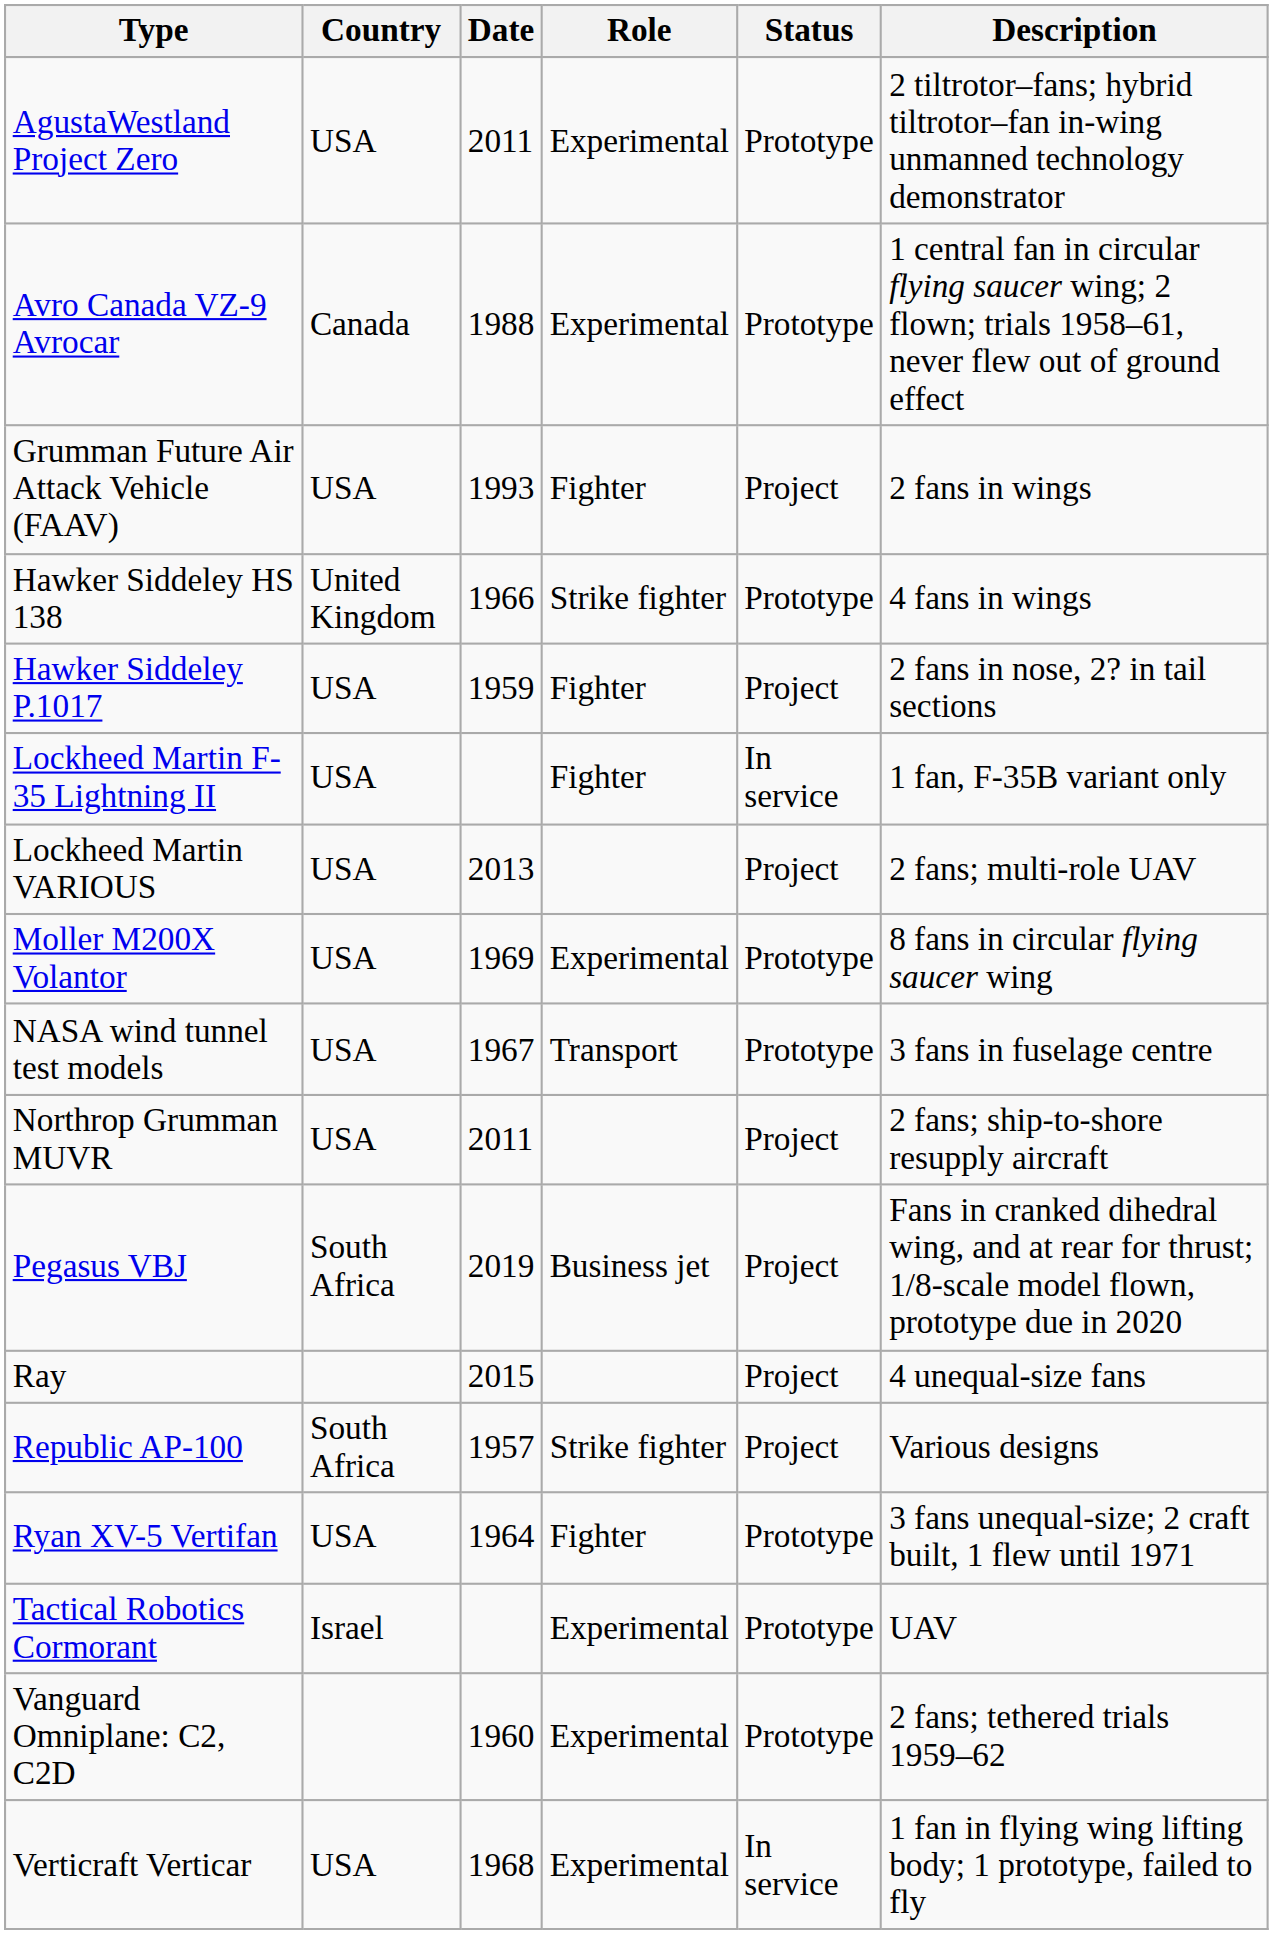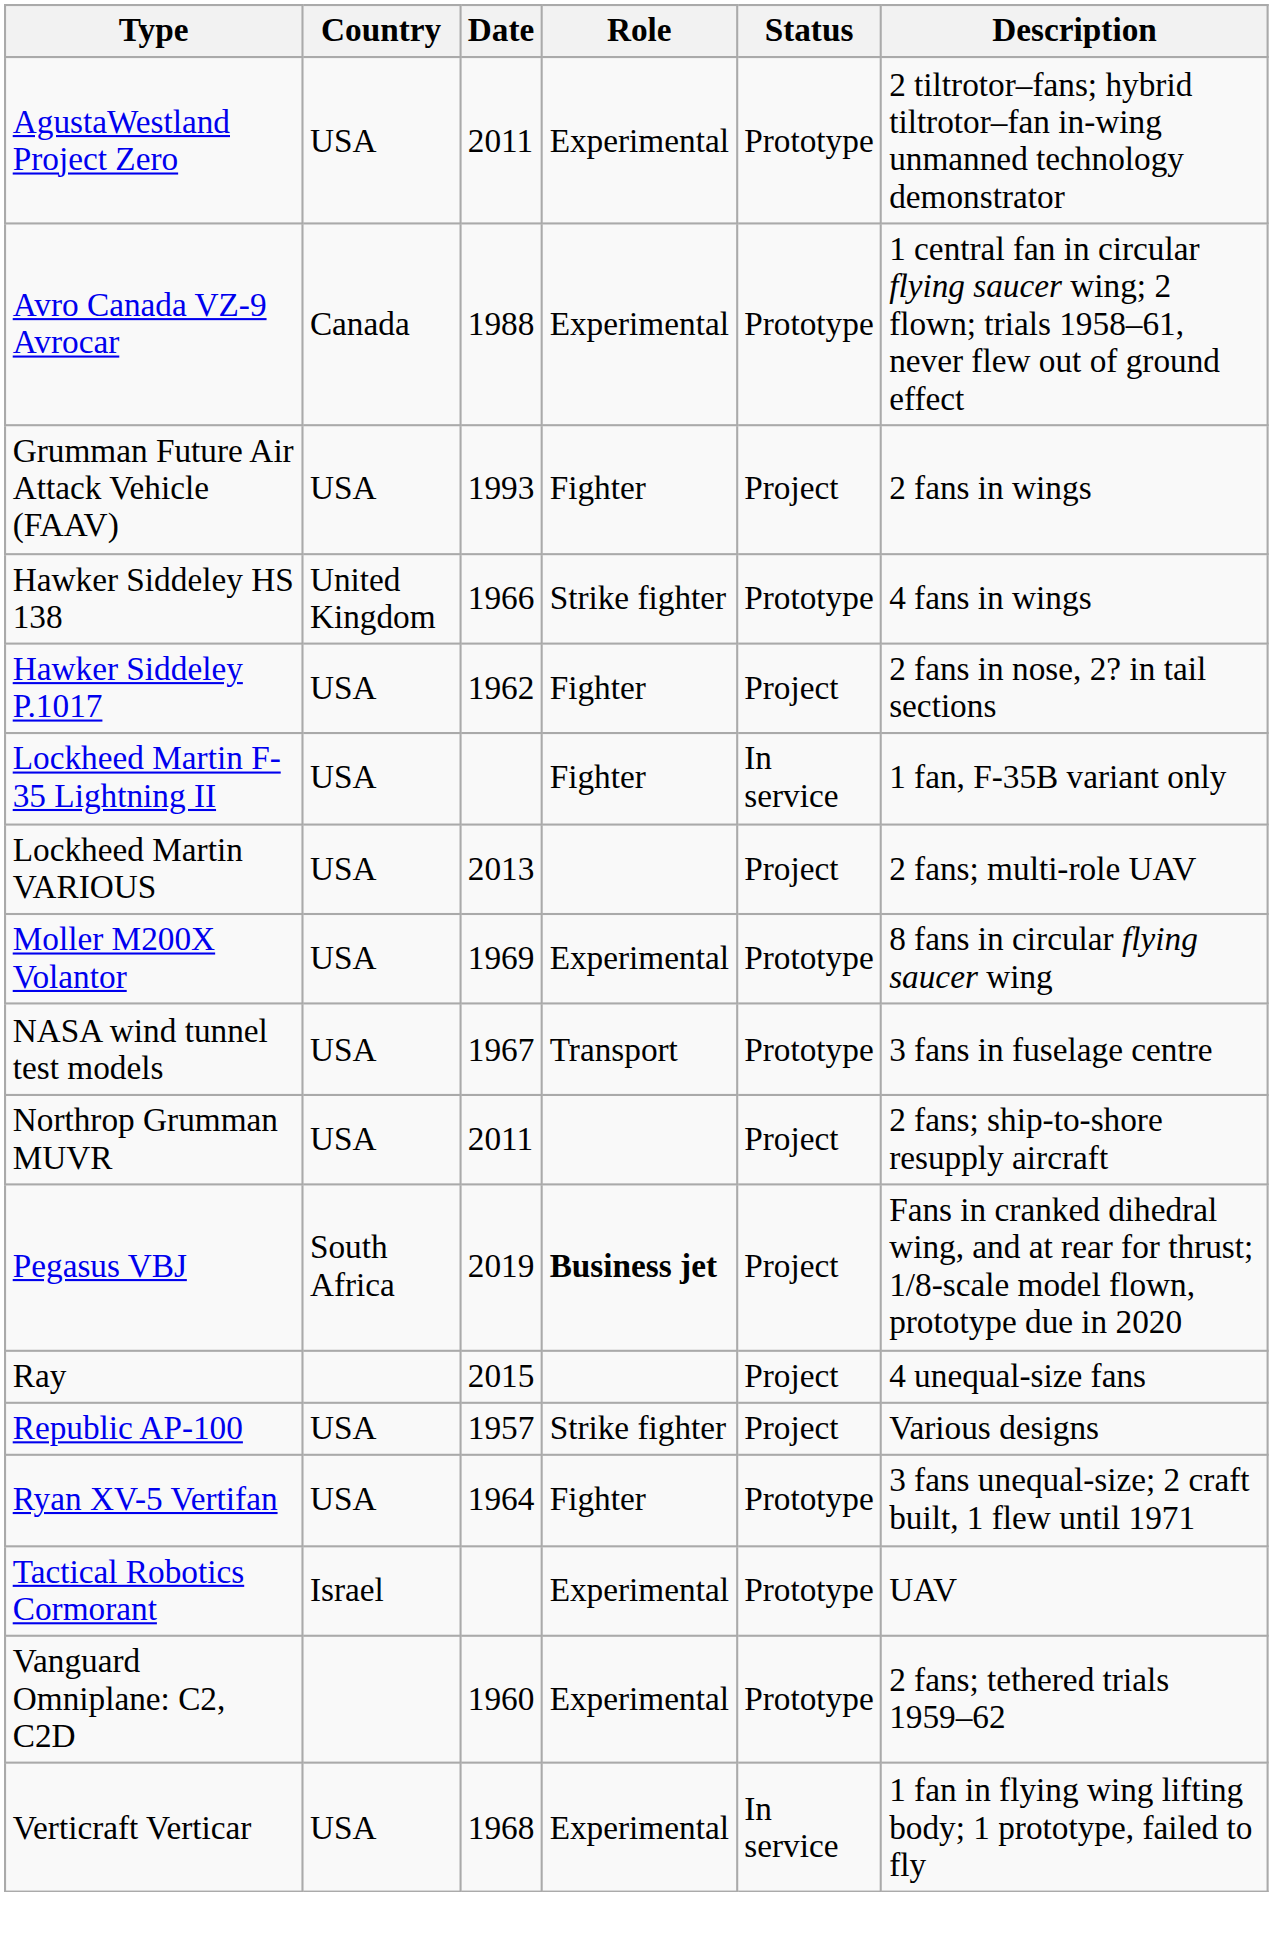(501, 687) 1959 -> (501, 687) 1962
(630, 1266) normal -> (633, 1266) bold
(352, 1447) South Africa -> (343, 1428) USA
